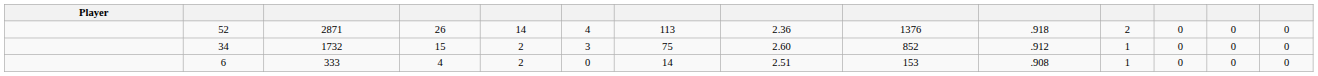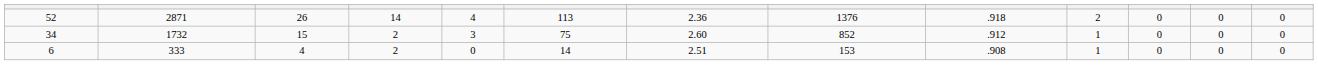- column: (94, 12)
